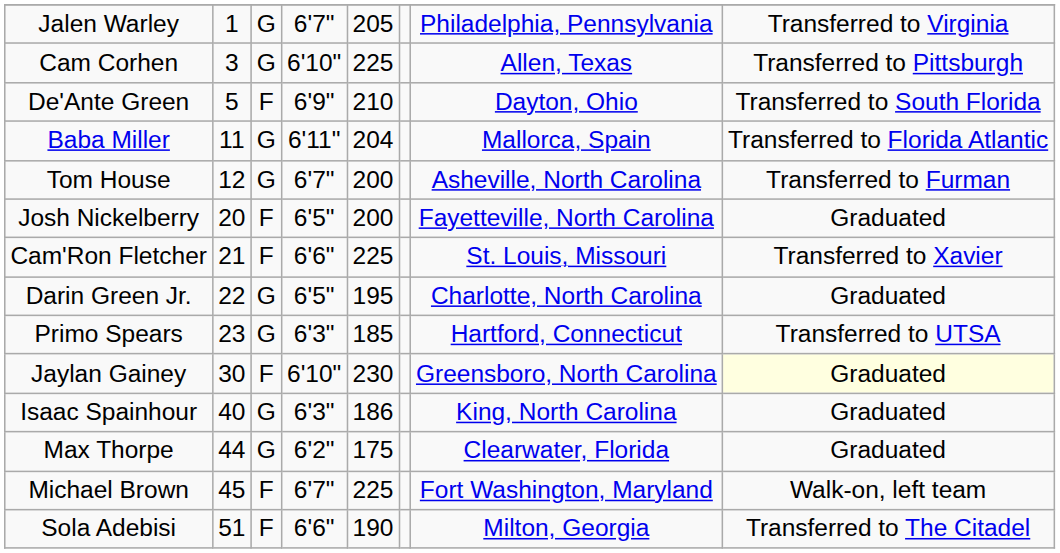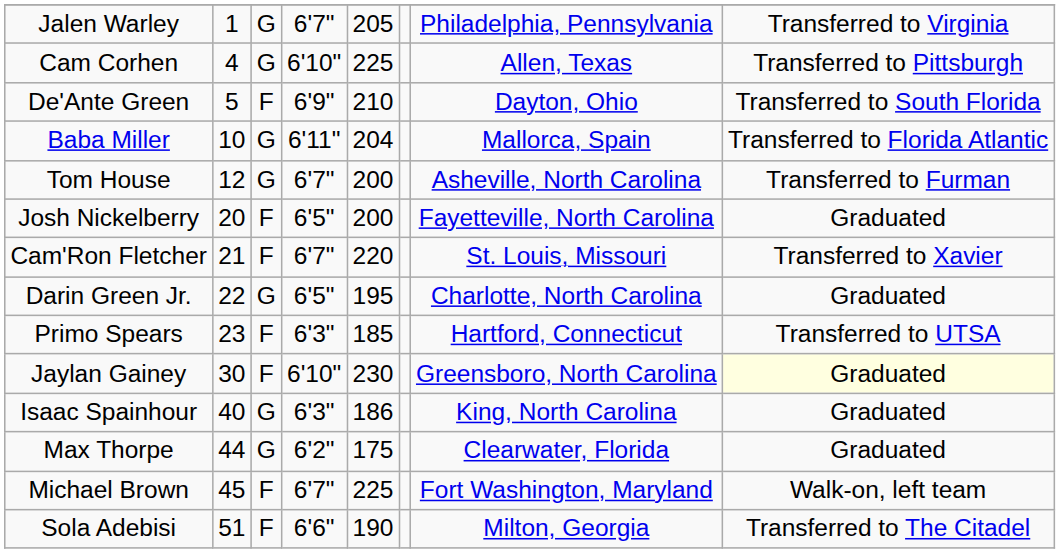(232, 62) 3 -> (232, 62) 4
(232, 140) 11 -> (232, 140) 10
(314, 256) 6'6" -> (314, 256) 6'7"
(373, 256) 225 -> (373, 256) 220
(266, 334) G -> (266, 334) F
